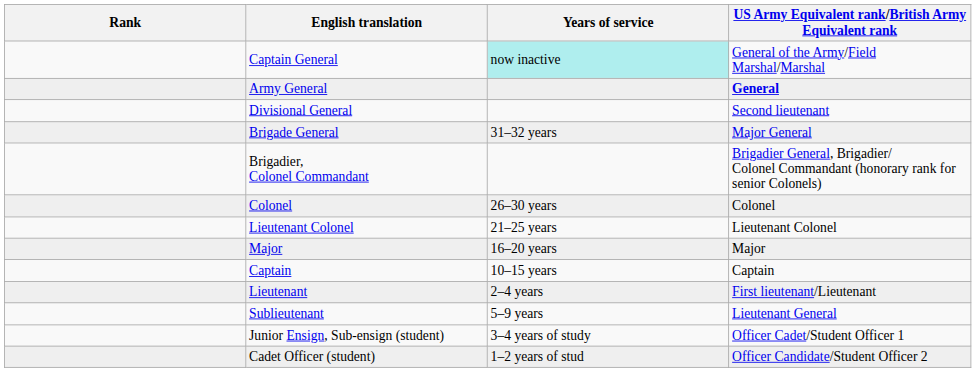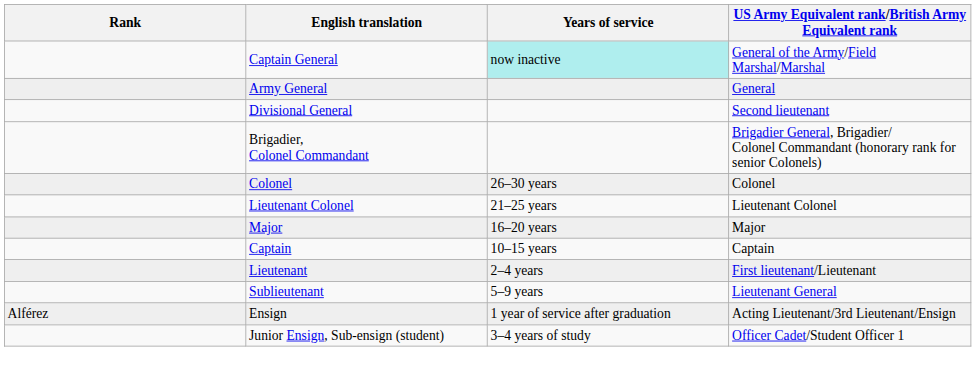(756, 89) bold -> (754, 89) normal
- row: (294, 132)
+ row: (268, 313)
- row: (312, 356)
